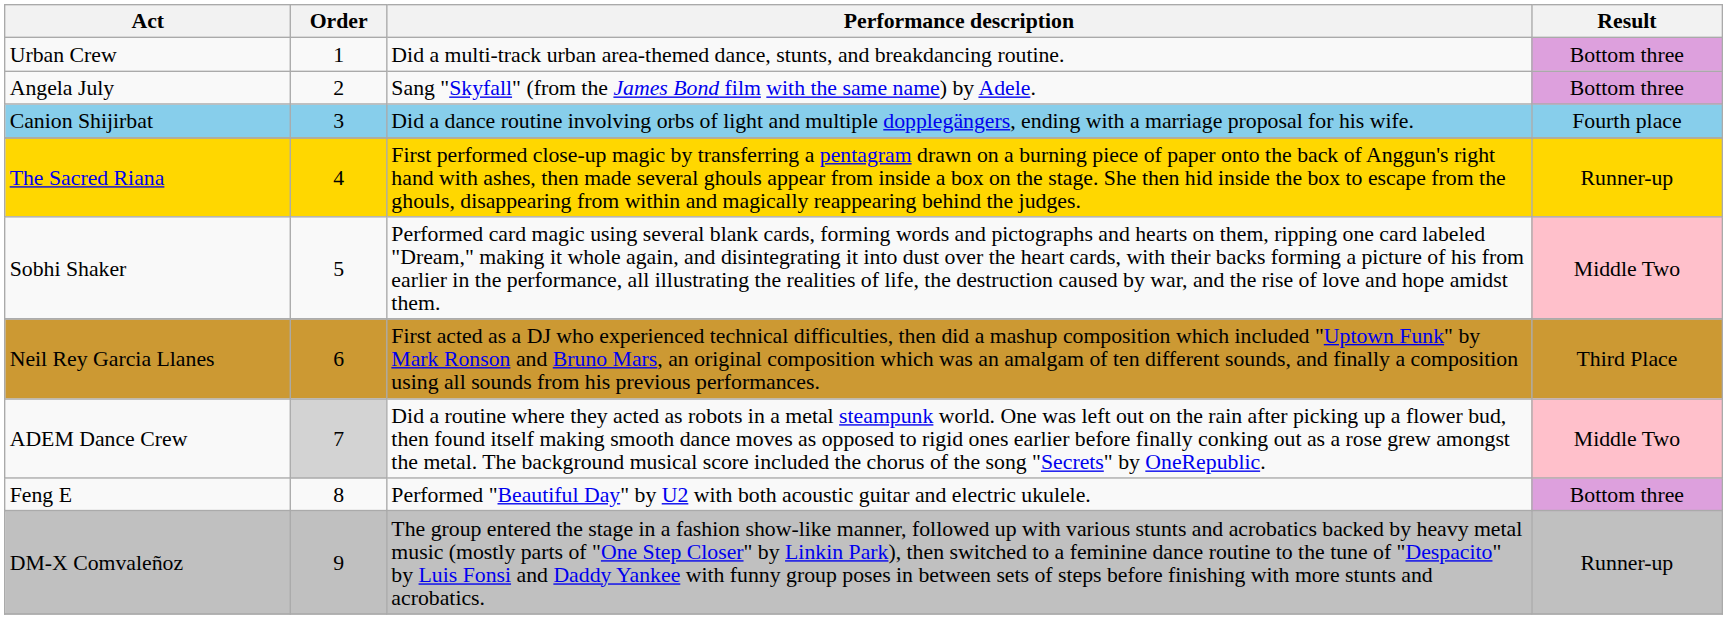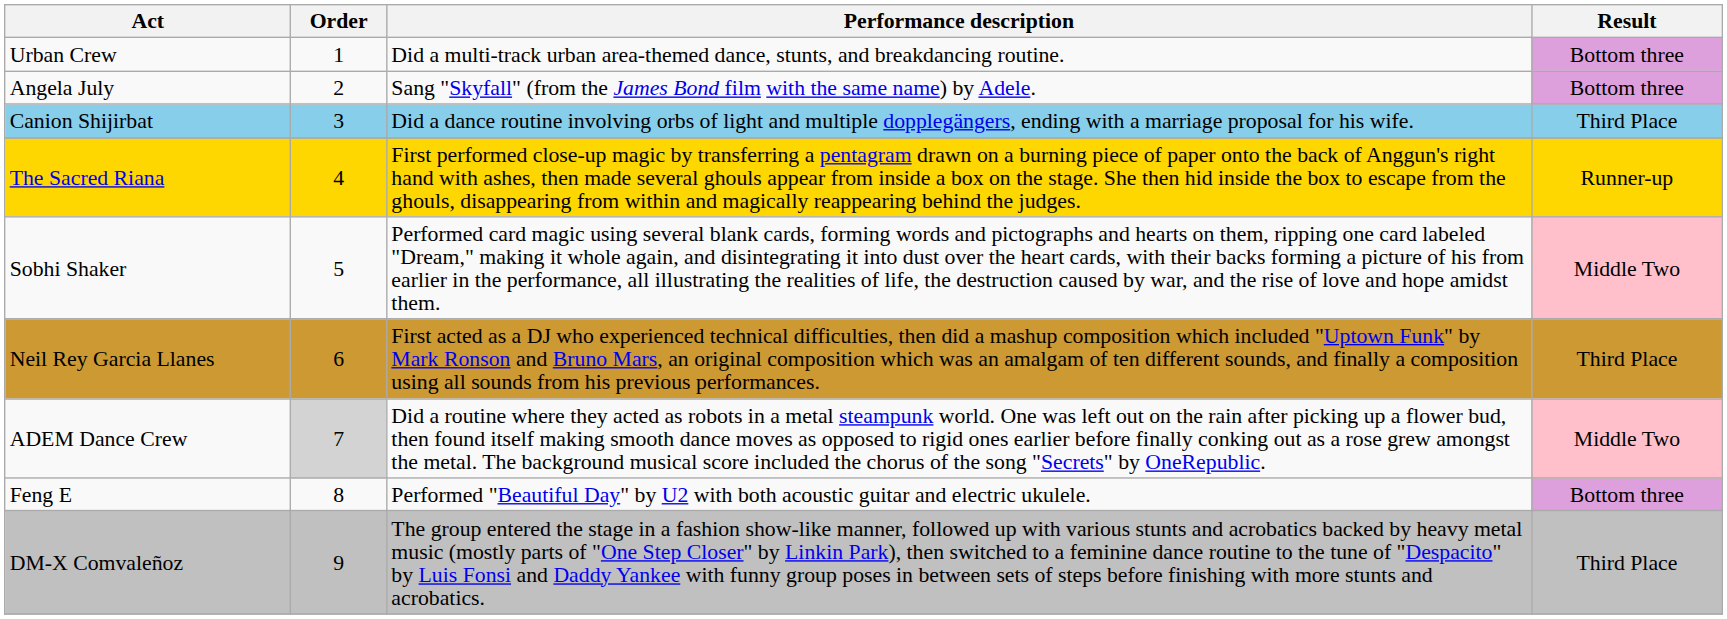(1627, 121) Fourth place -> (1627, 121) Third Place
(1627, 562) Runner-up -> (1627, 562) Third Place
